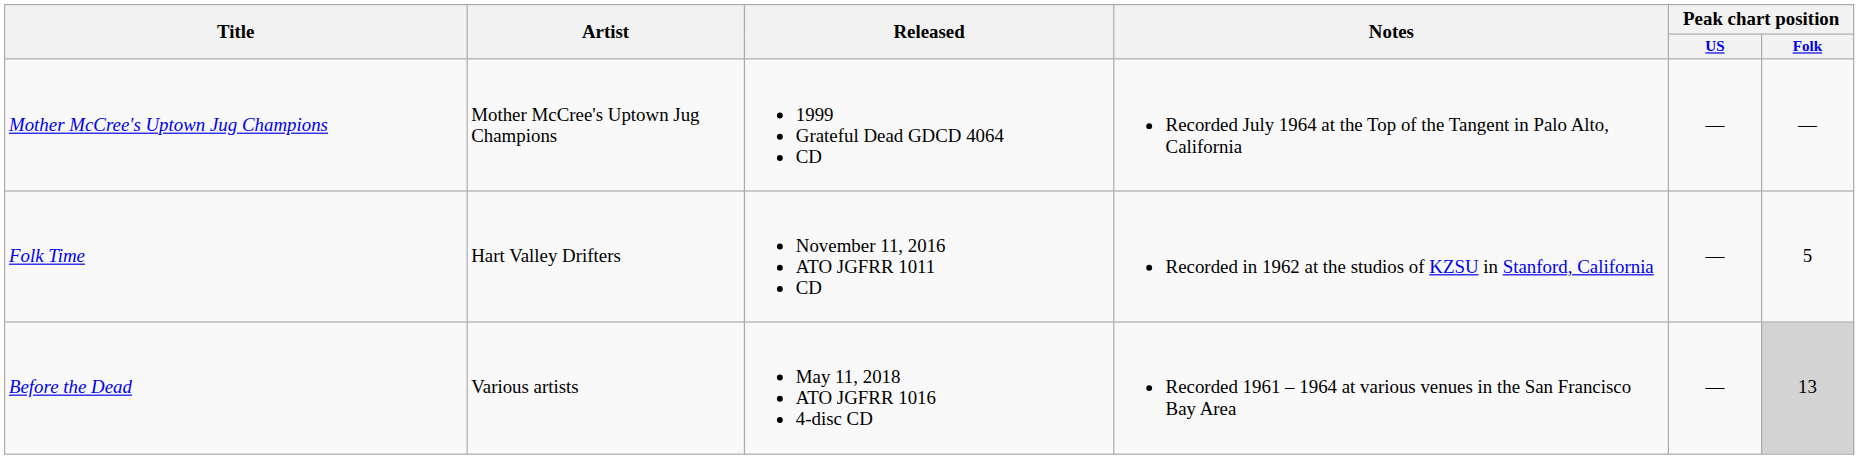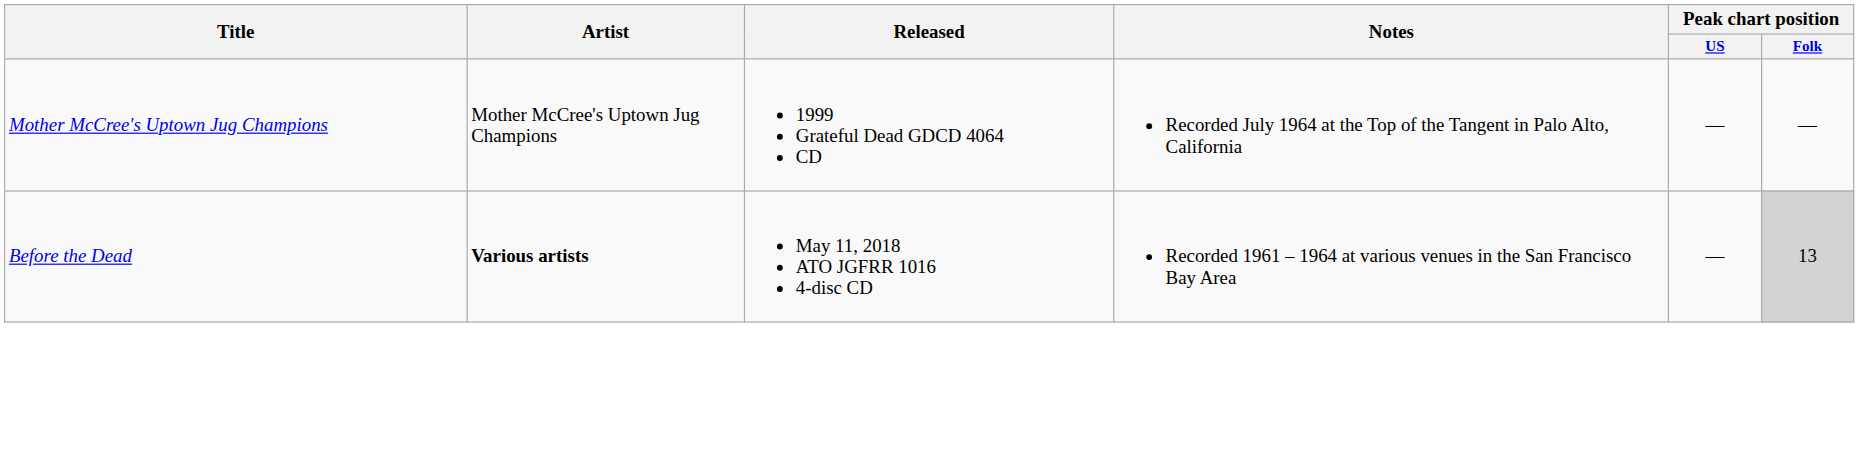- row: (47, 256)
(525, 387) normal -> (530, 256) bold
